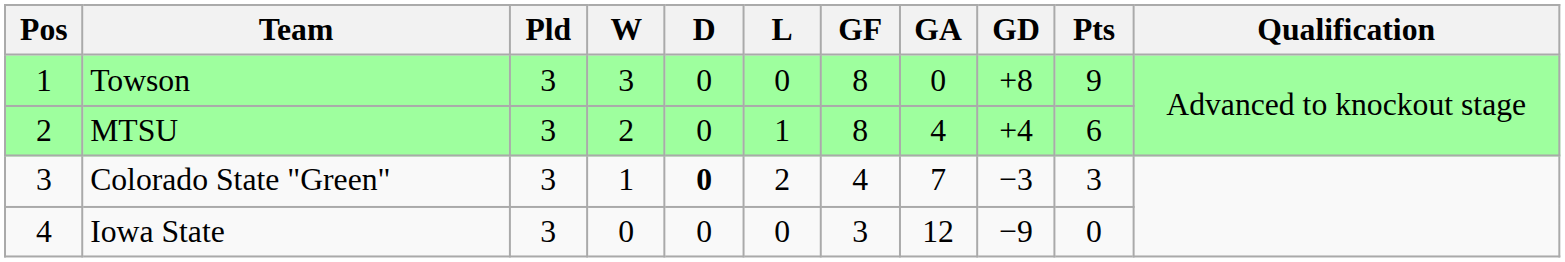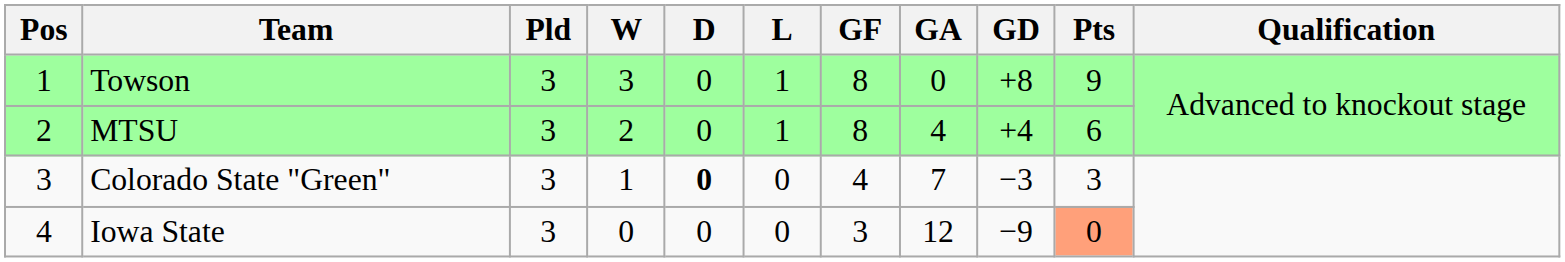(782, 79) 0 -> (782, 79) 1
(782, 180) 2 -> (782, 180) 0
(1094, 230) no background -> (1094, 230) lightsalmon background
